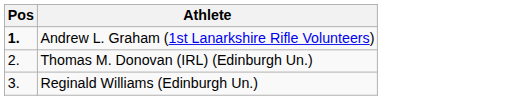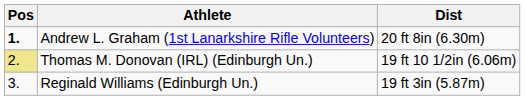+ column: (449, 15)
(14, 60) no background -> (14, 60) khaki background
